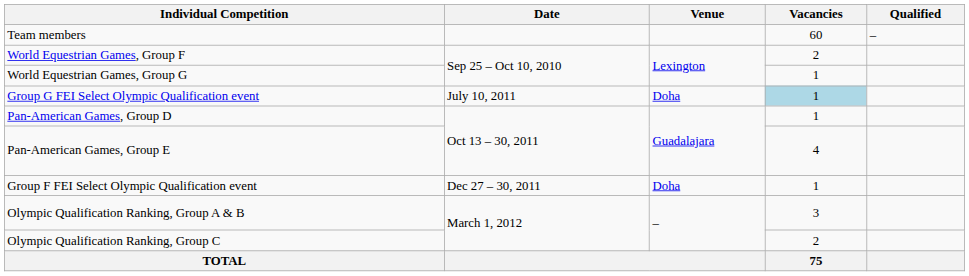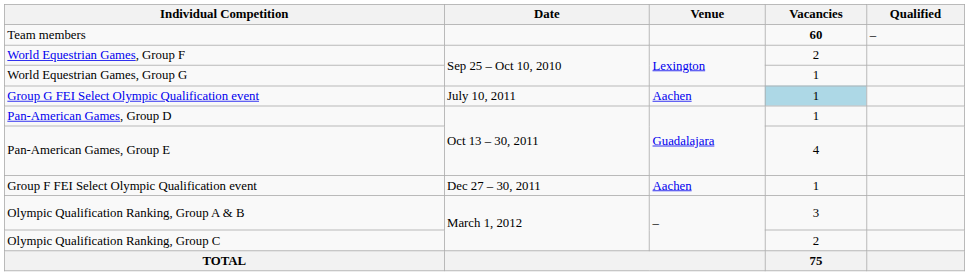(816, 34) normal -> (816, 34) bold
(666, 95) Doha -> (672, 95) Aachen
(666, 185) Doha -> (672, 185) Aachen
